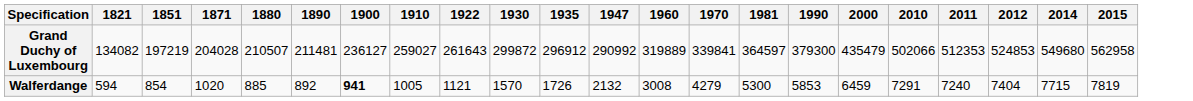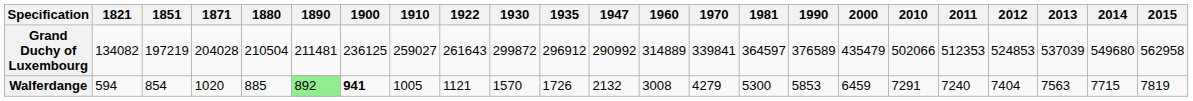+ column: (1063, 14)
(267, 50) 210507 -> (267, 50) 210504
(365, 50) 236127 -> (365, 50) 236125
(664, 50) 319889 -> (664, 50) 314889
(814, 50) 379300 -> (814, 50) 376589
(305, 86) no background -> (305, 86) lightgreen background
